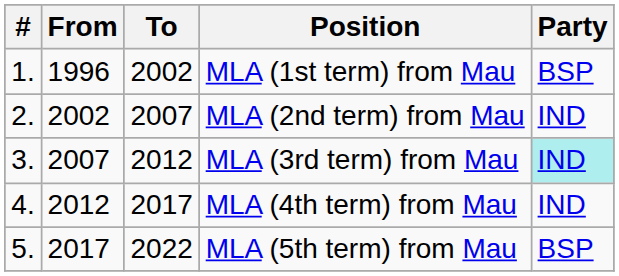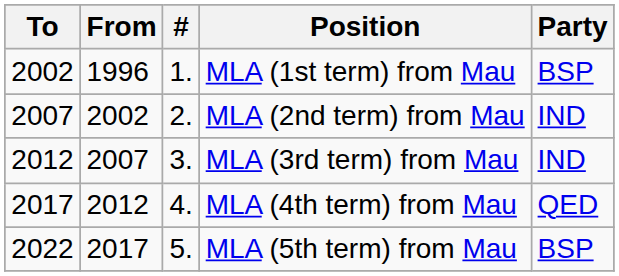columns swapped: (23, 26) <-> (162, 26)
(562, 159) paleturquoise background -> (562, 159) no background
(562, 204) IND -> (568, 204) QED
